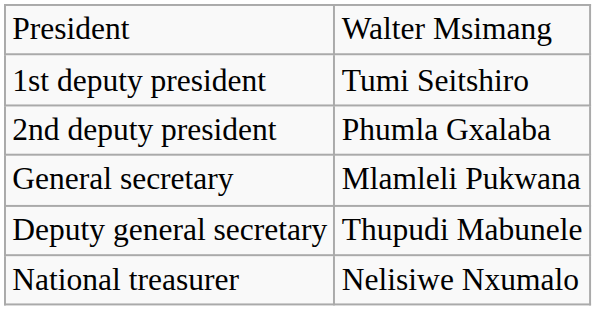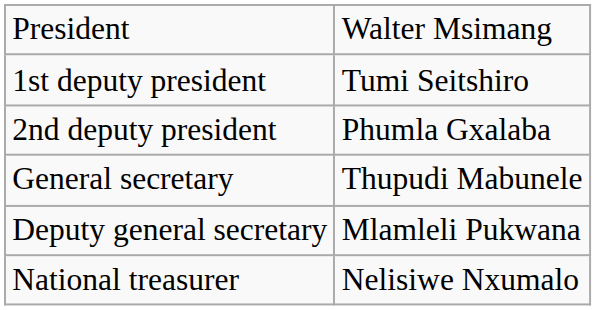(461, 179) Mlamleli Pukwana -> (462, 179) Thupudi Mabunele
(462, 229) Thupudi Mabunele -> (461, 229) Mlamleli Pukwana
